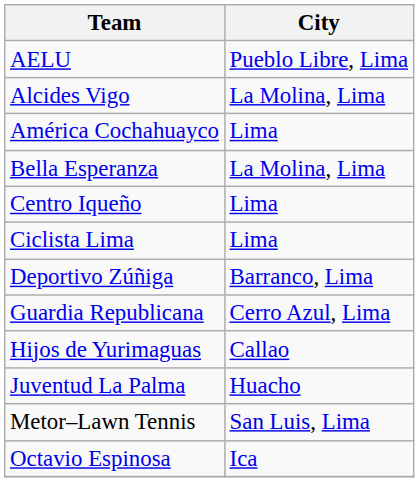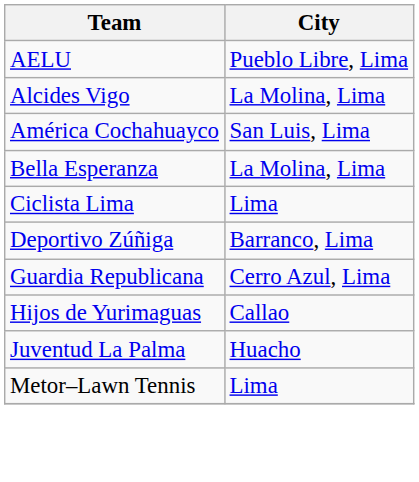(254, 131) Lima -> (300, 131) San Luis, Lima
- row: (76, 204)
(300, 421) San Luis, Lima -> (254, 385) Lima
- row: (90, 458)
